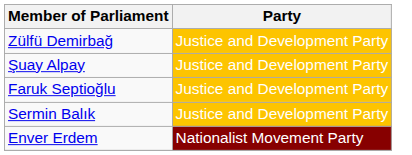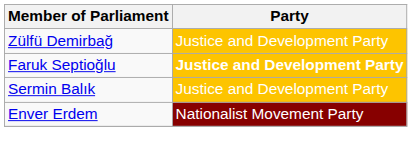- row: (46, 65)
(282, 89) normal -> (290, 65) bold
